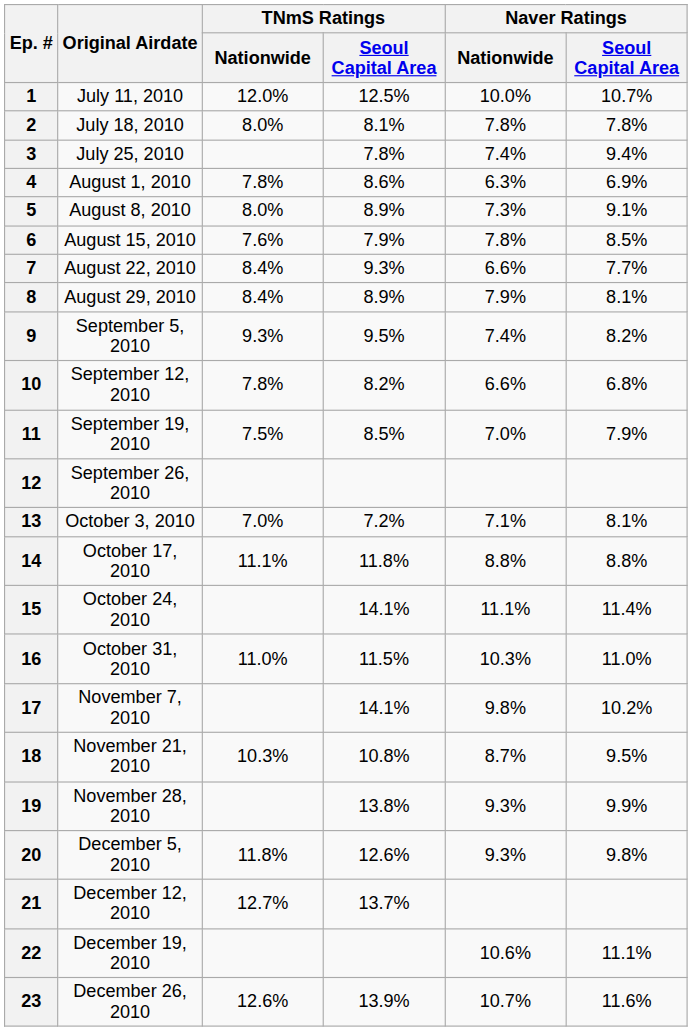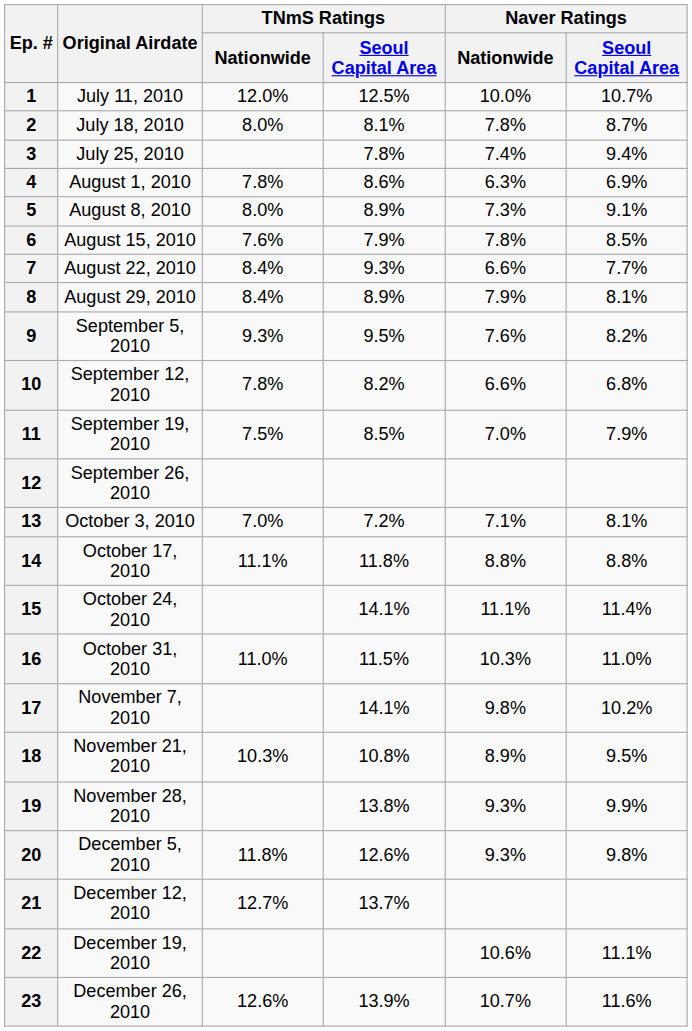(627, 125) 7.8% -> (627, 125) 8.7%
(505, 336) 7.4% -> (505, 336) 7.6%
(505, 756) 8.7% -> (505, 756) 8.9%
